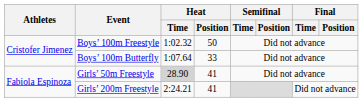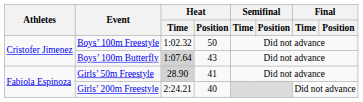(178, 58) no background -> (178, 58) lightgrey background
(212, 58) 33 -> (212, 58) 43
(212, 89) 41 -> (212, 89) 40
